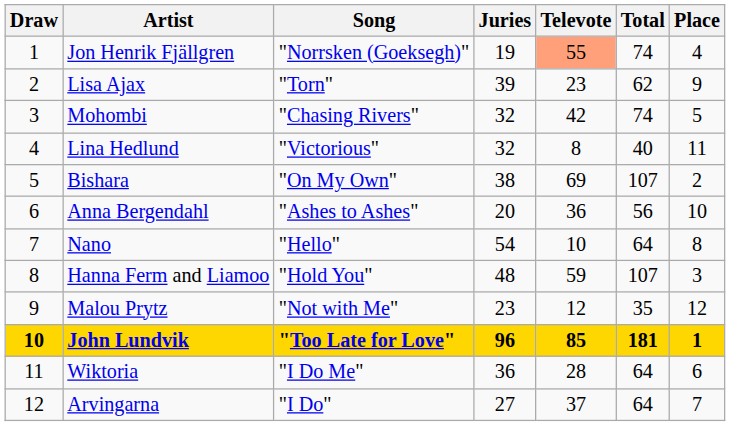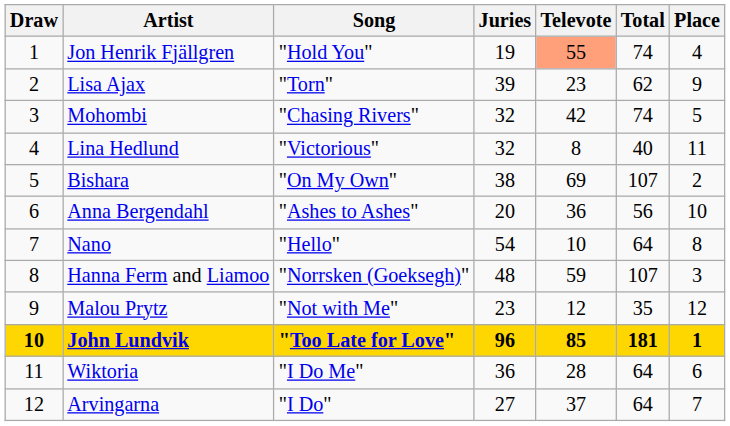(374, 52) "Norrsken (Goeksegh)" -> (326, 52) "Hold You"
(326, 276) "Hold You" -> (374, 276) "Norrsken (Goeksegh)"
